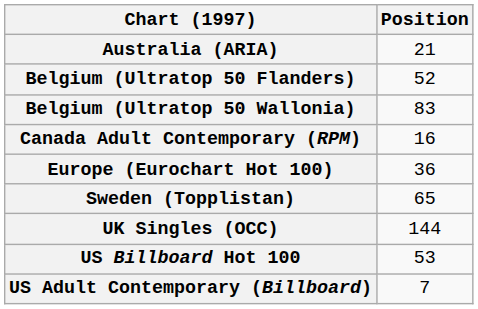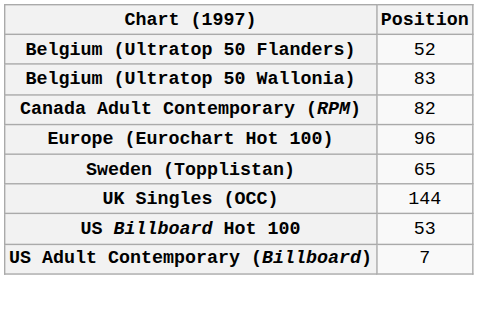- row: (191, 50)
(425, 139) 16 -> (425, 109) 82
(425, 169) 36 -> (425, 139) 96
